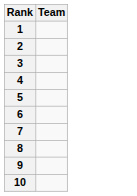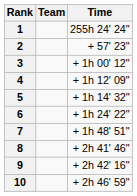+ column: (100, 13)
